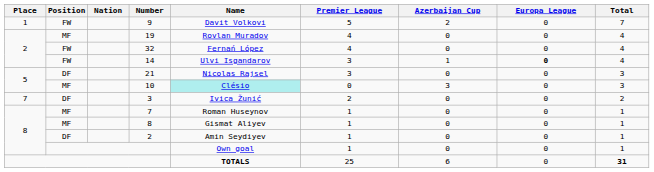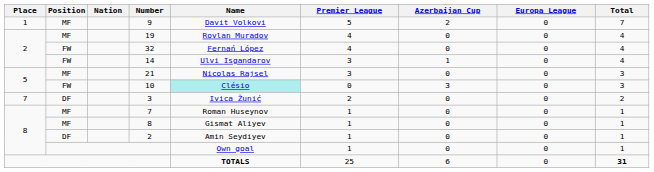(67, 23) FW -> (67, 23) MF
(546, 61) bold -> (546, 61) normal
(67, 74) DF -> (67, 74) MF
(67, 86) MF -> (67, 86) FW
